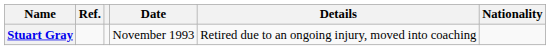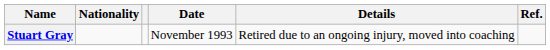columns swapped: (512, 14) <-> (90, 14)
